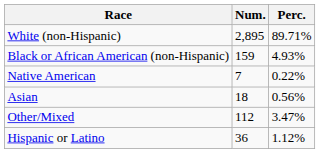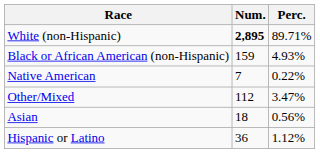(250, 35) normal -> (250, 35) bold
rows swapped: (23, 96) <-> (41, 117)
